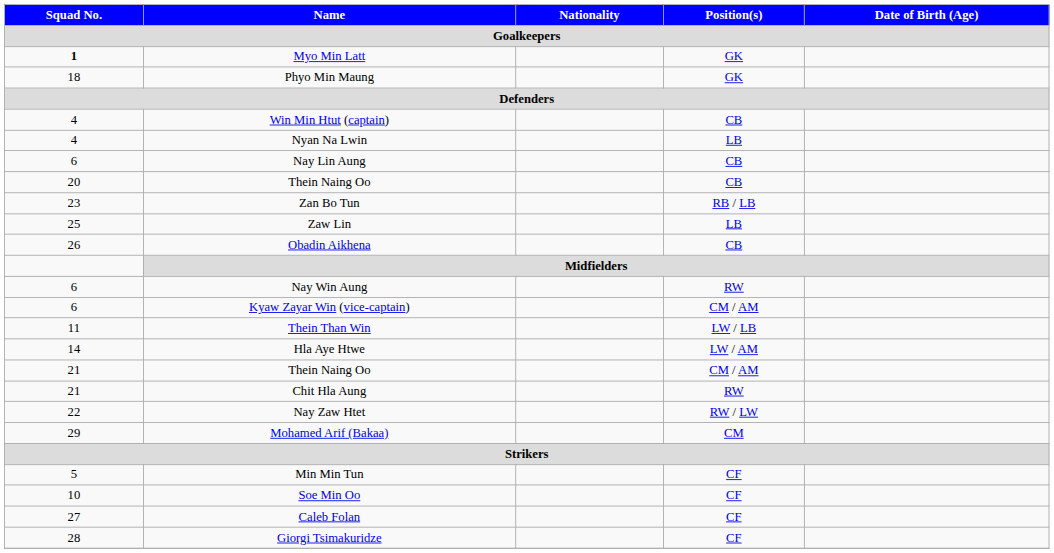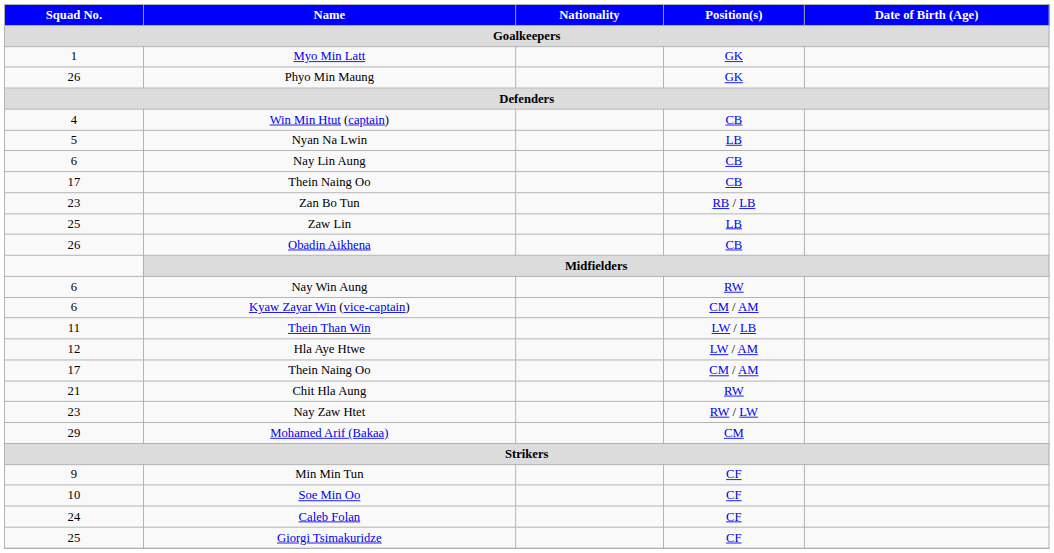(74, 57) bold -> (74, 57) normal
(74, 78) 18 -> (74, 78) 26
(74, 140) 4 -> (74, 140) 5
(74, 182) 20 -> (74, 182) 17
(74, 349) 14 -> (74, 349) 12
(74, 370) 21 -> (74, 370) 17
(74, 412) 22 -> (74, 412) 23
(74, 475) 5 -> (74, 475) 9
(74, 516) 27 -> (74, 516) 24
(74, 537) 28 -> (74, 537) 25
